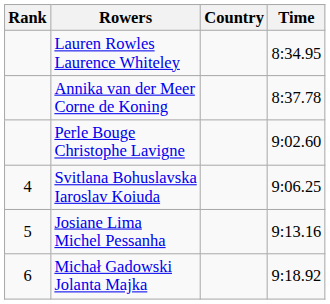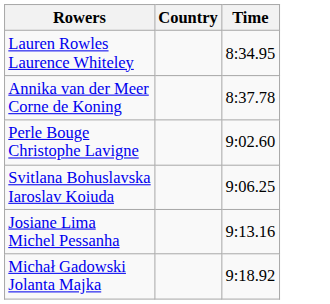- column: (28, 17)
